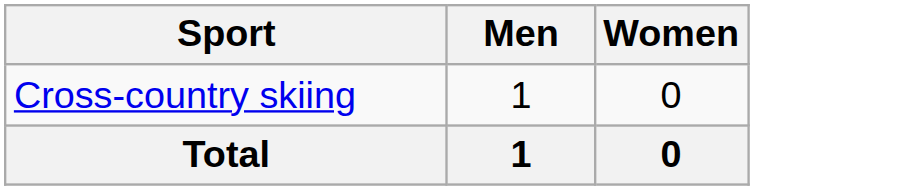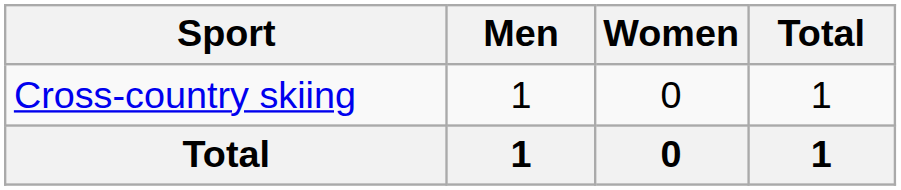+ column: (821, 34)
